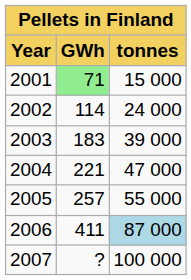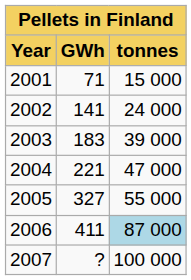(94, 80) lightgreen background -> (94, 80) no background
(90, 110) 114 -> (89, 110) 141
(89, 200) 257 -> (89, 200) 327
